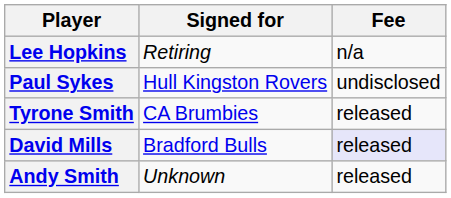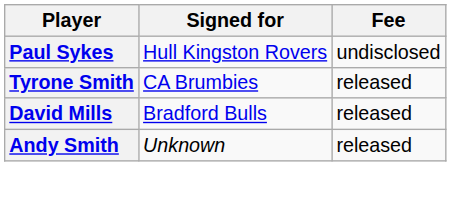- row: (68, 52)
(374, 145) lavender background -> (374, 114) no background
